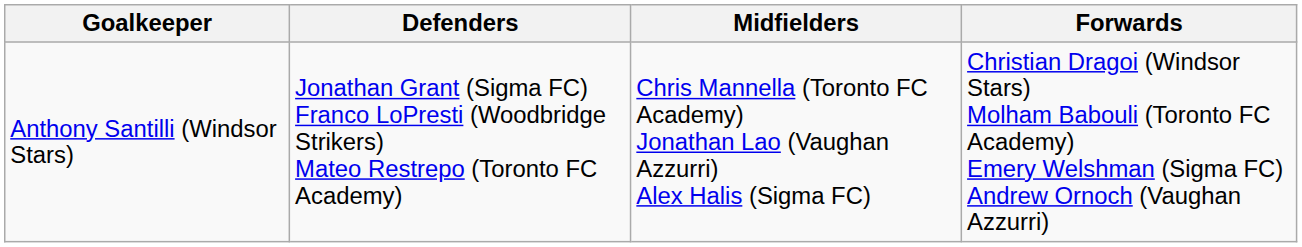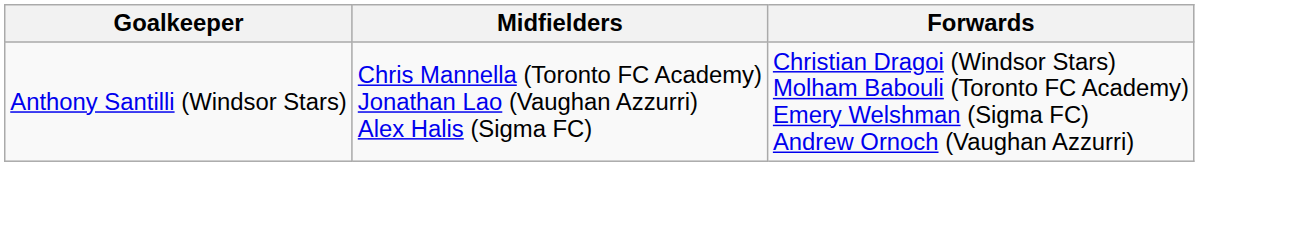- column: (460, 23)
